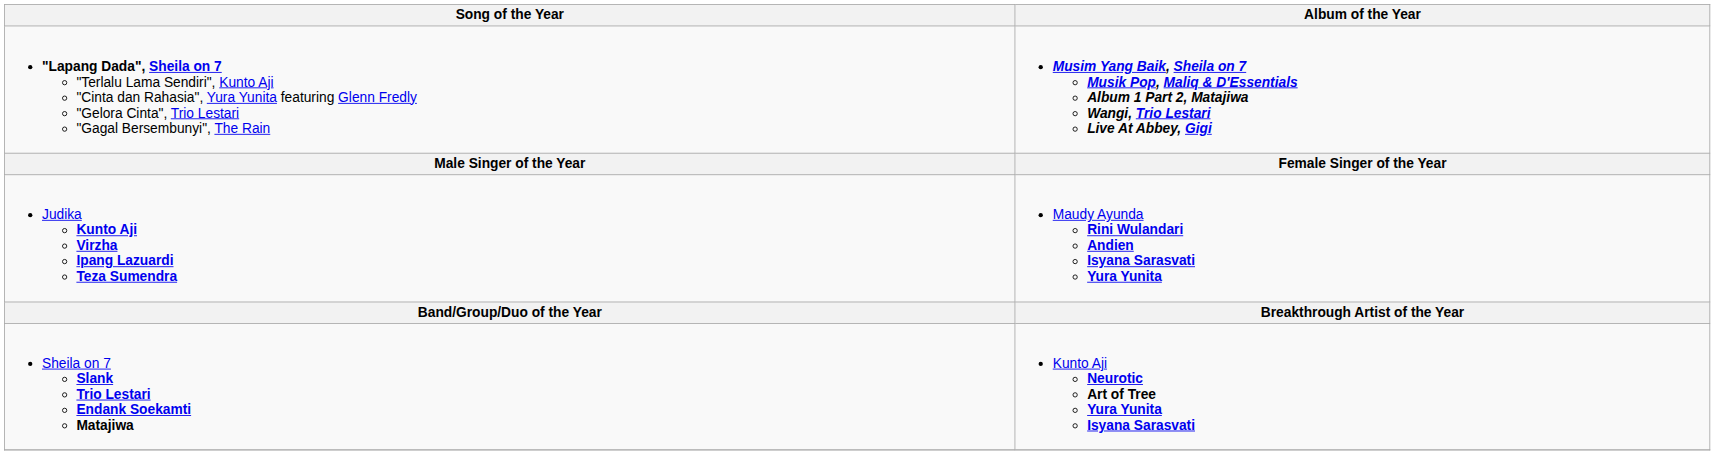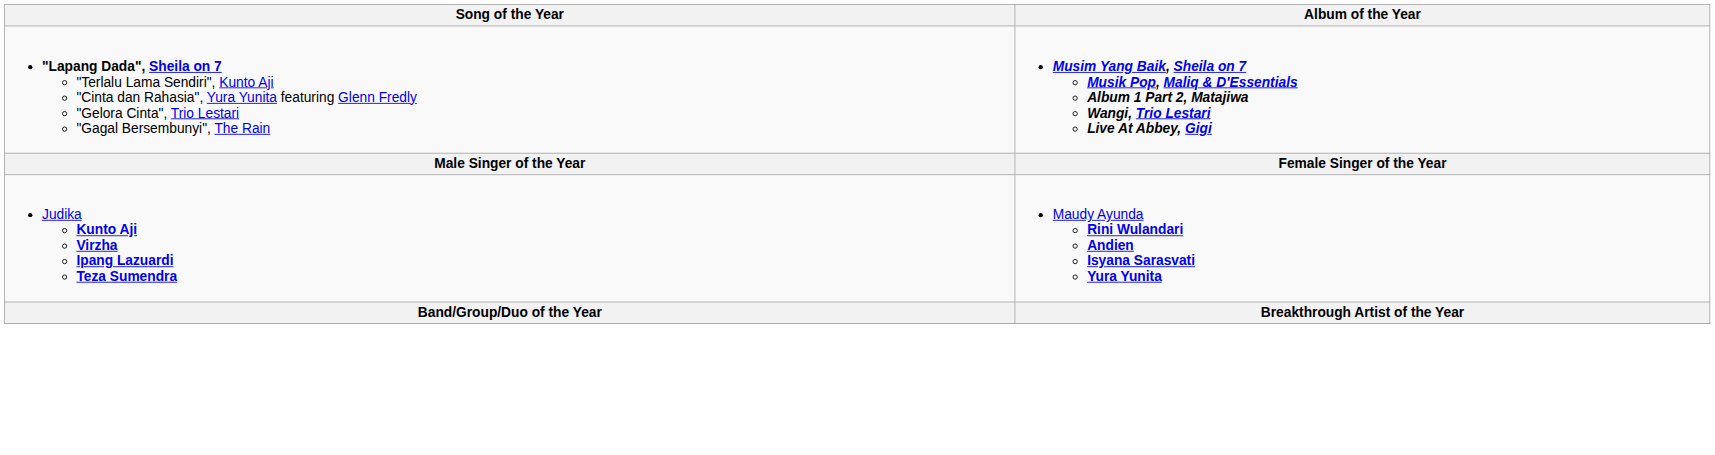- row: (510, 394)
